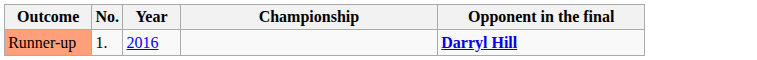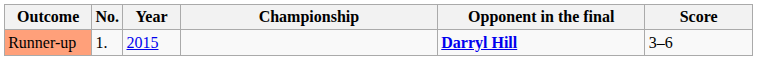+ column: (699, 17)
(142, 42) 2016 -> (142, 42) 2015
